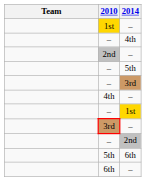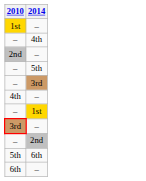- column: (51, 12)
